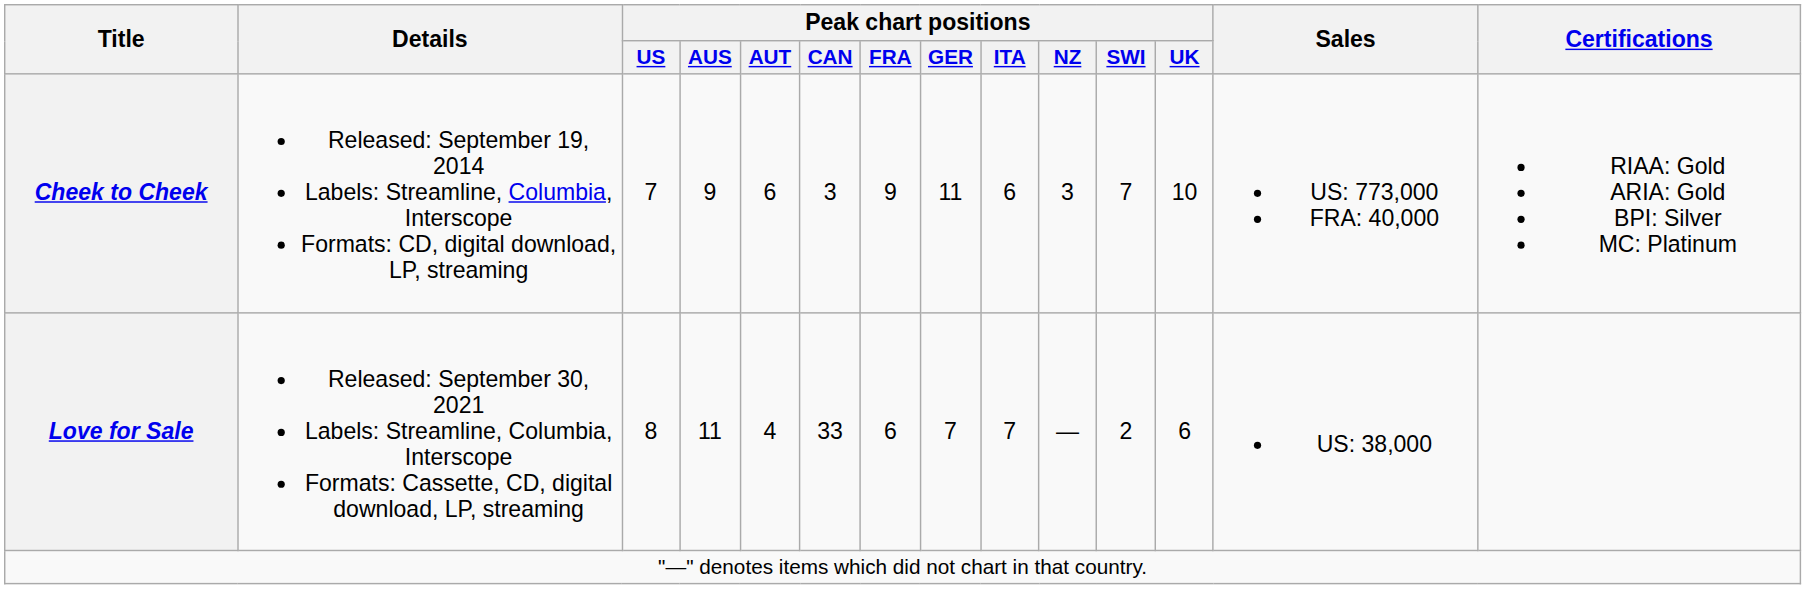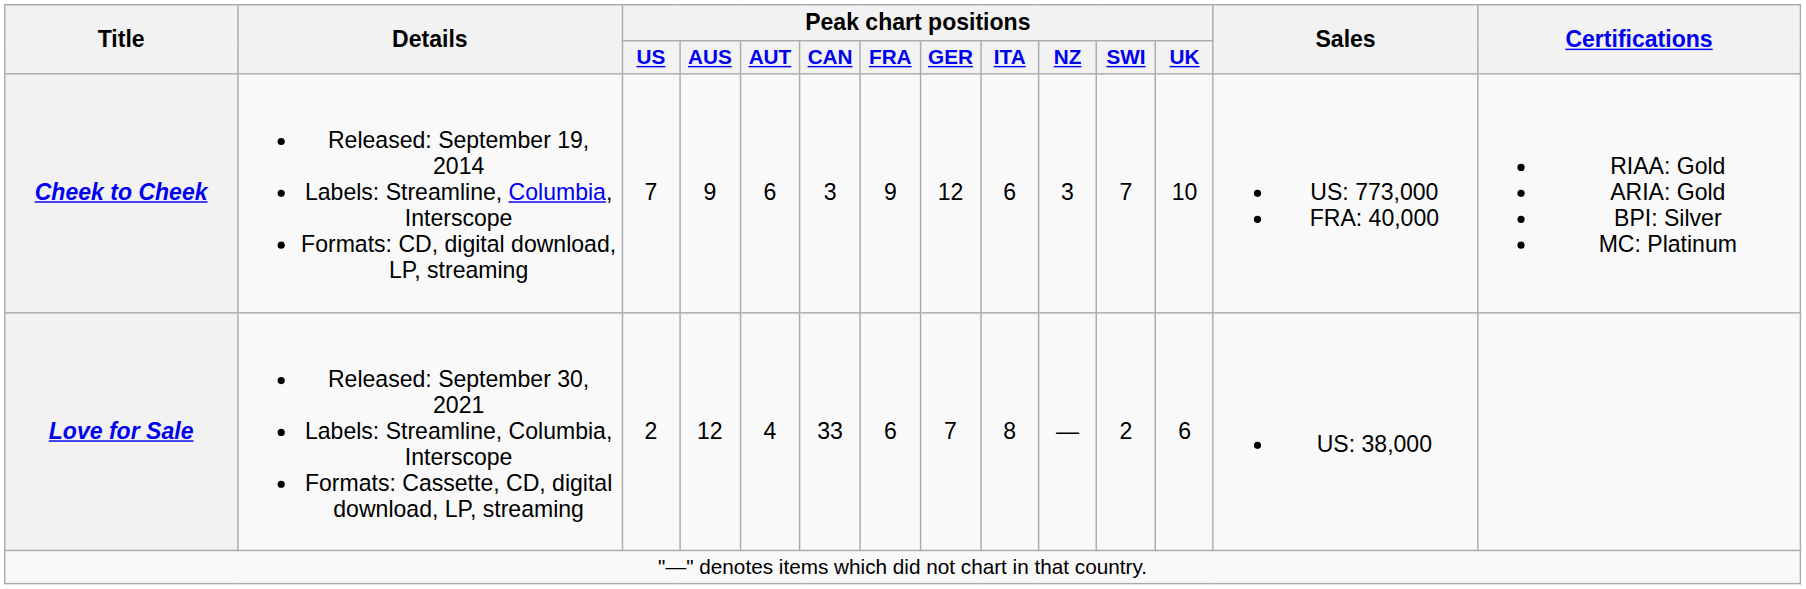(950, 192) 11 -> (950, 192) 12
(651, 431) 8 -> (651, 431) 2
(710, 431) 11 -> (710, 431) 12
(1010, 431) 7 -> (1010, 431) 8
